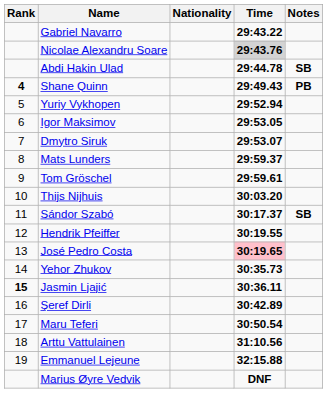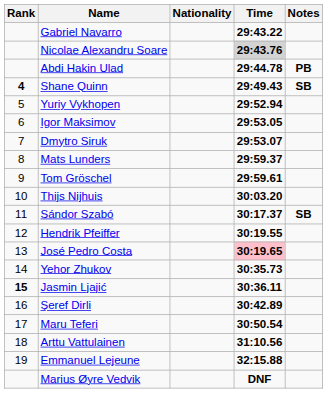(304, 68) SB -> (304, 68) PB
(304, 86) PB -> (304, 86) SB
